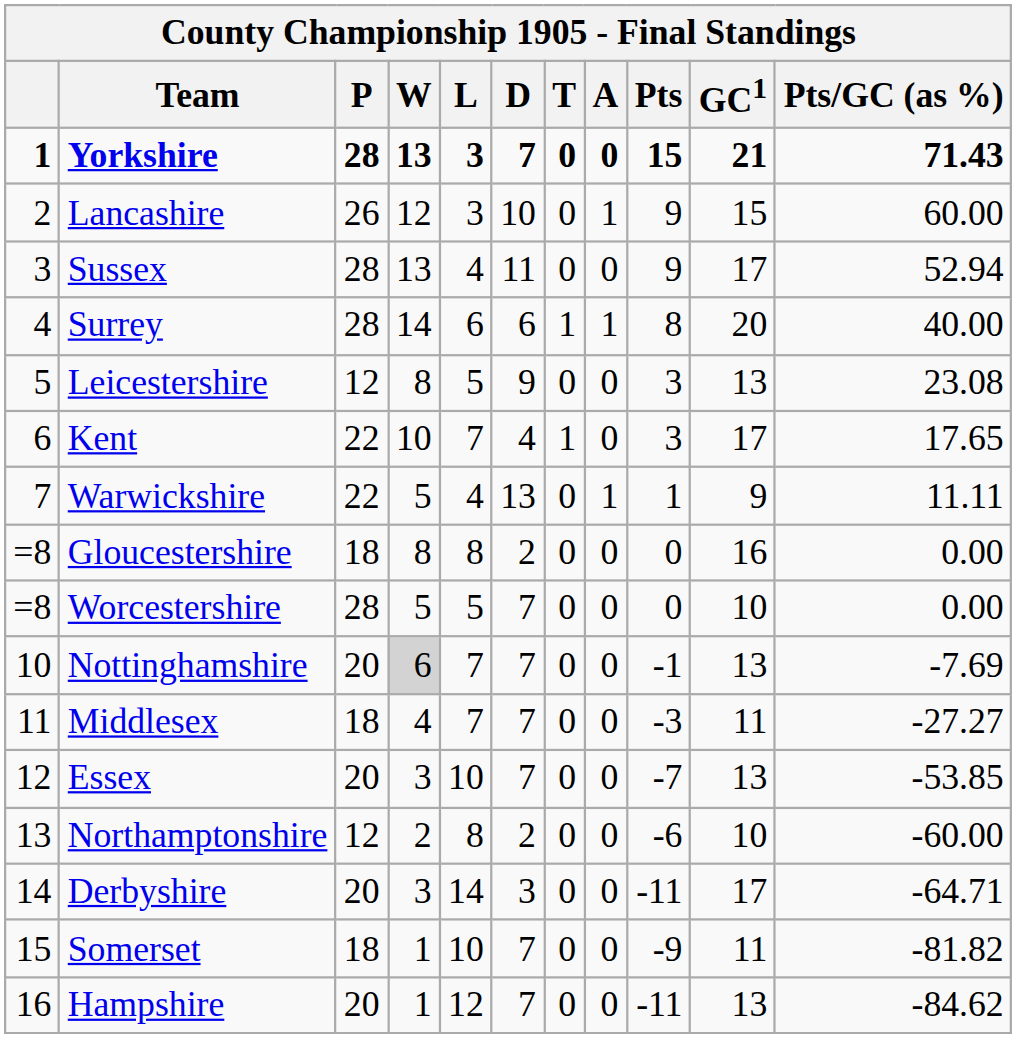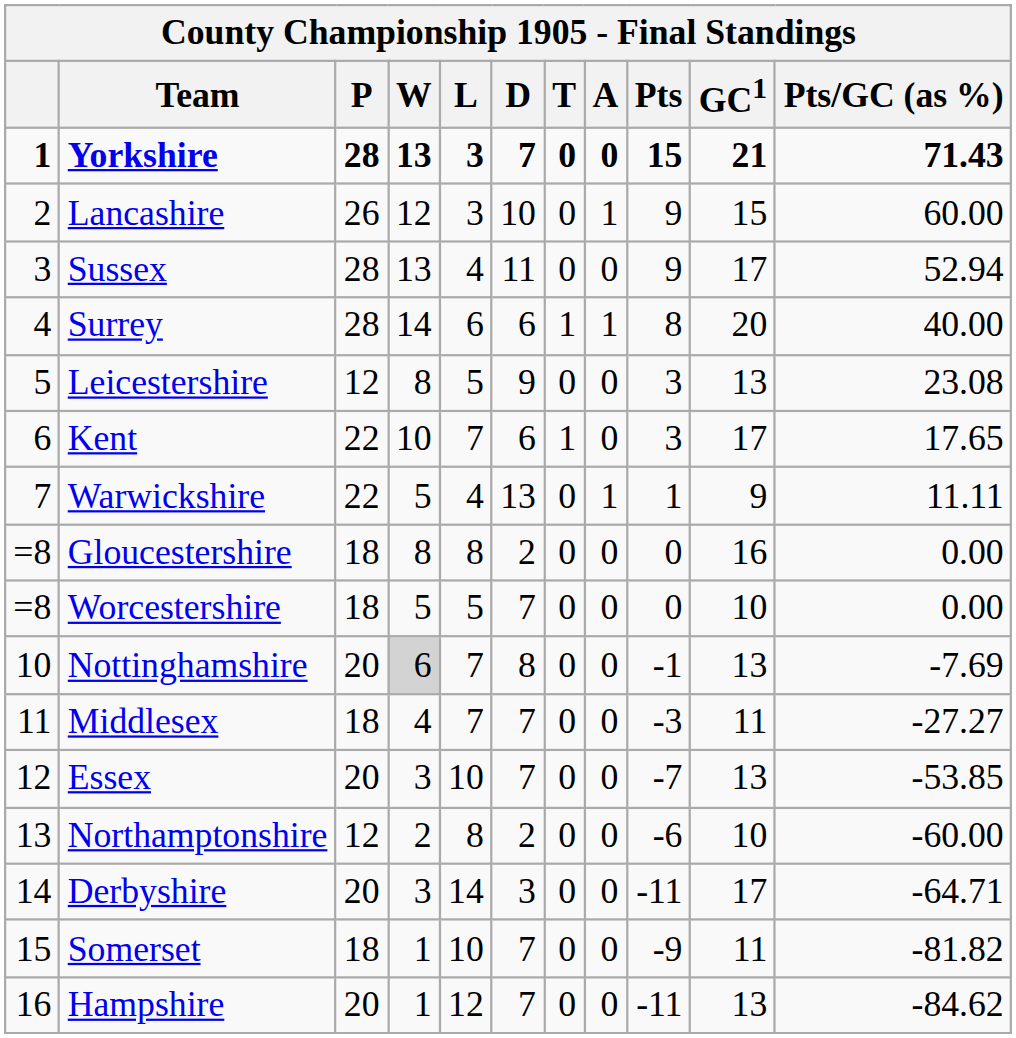(527, 438) 4 -> (527, 438) 6
(362, 608) 28 -> (362, 608) 18
(527, 664) 7 -> (527, 664) 8
